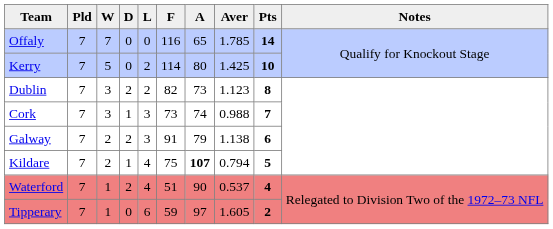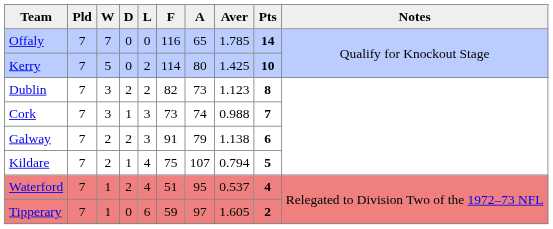(200, 162) bold -> (200, 162) normal
(200, 187) 90 -> (200, 187) 95
